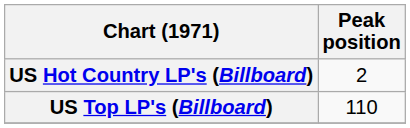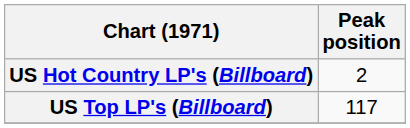(362, 107) 110 -> (362, 107) 117
